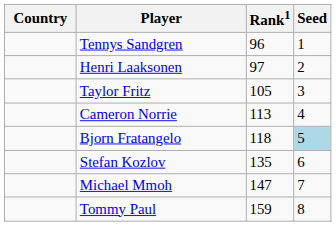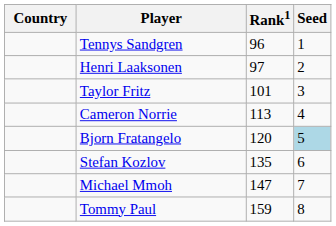(261, 91) 105 -> (261, 91) 101
(260, 138) 118 -> (261, 138) 120
